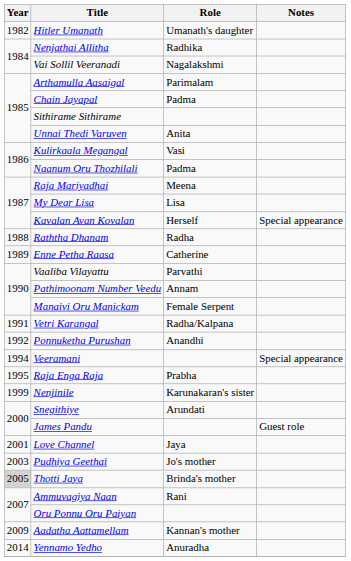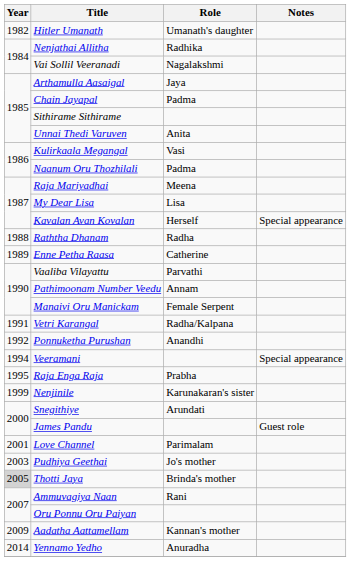(190, 82) Parimalam -> (176, 82) Jaya
(176, 444) Jaya -> (190, 444) Parimalam
